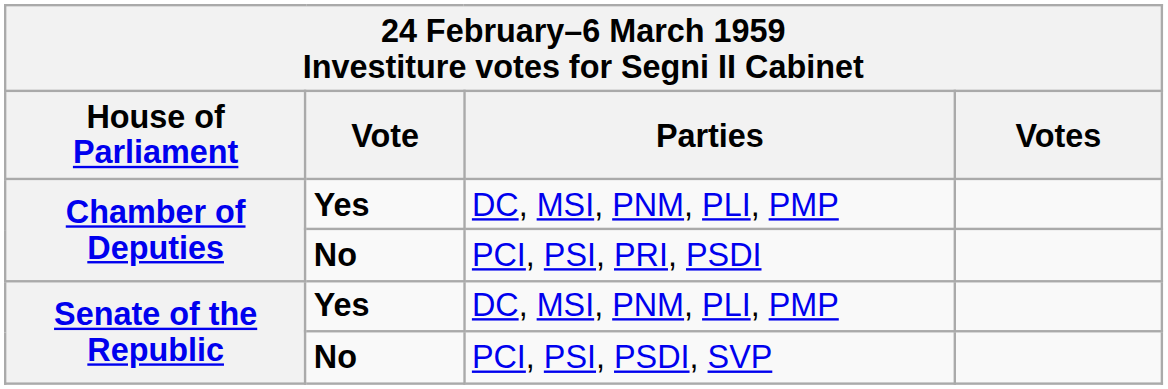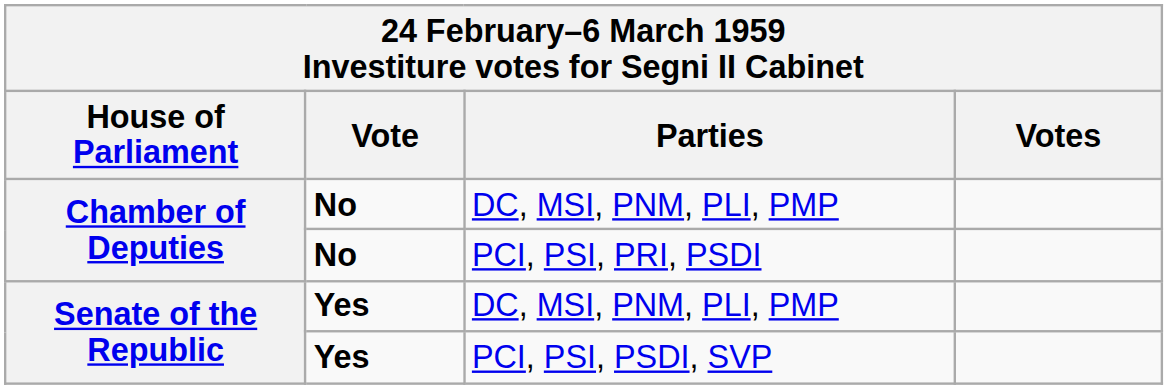(342, 204) Yes -> (335, 204) No
(335, 357) No -> (342, 357) Yes
